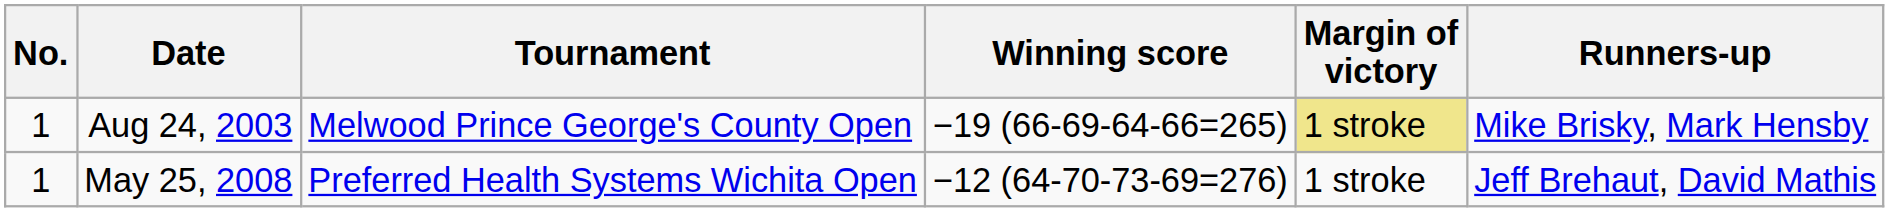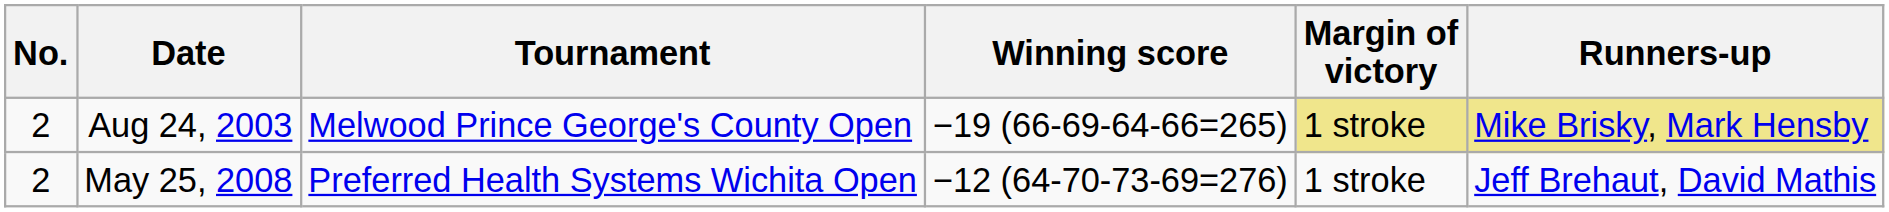(41, 125) 1 -> (41, 125) 2
(1671, 125) no background -> (1671, 125) khaki background
(41, 180) 1 -> (41, 180) 2
